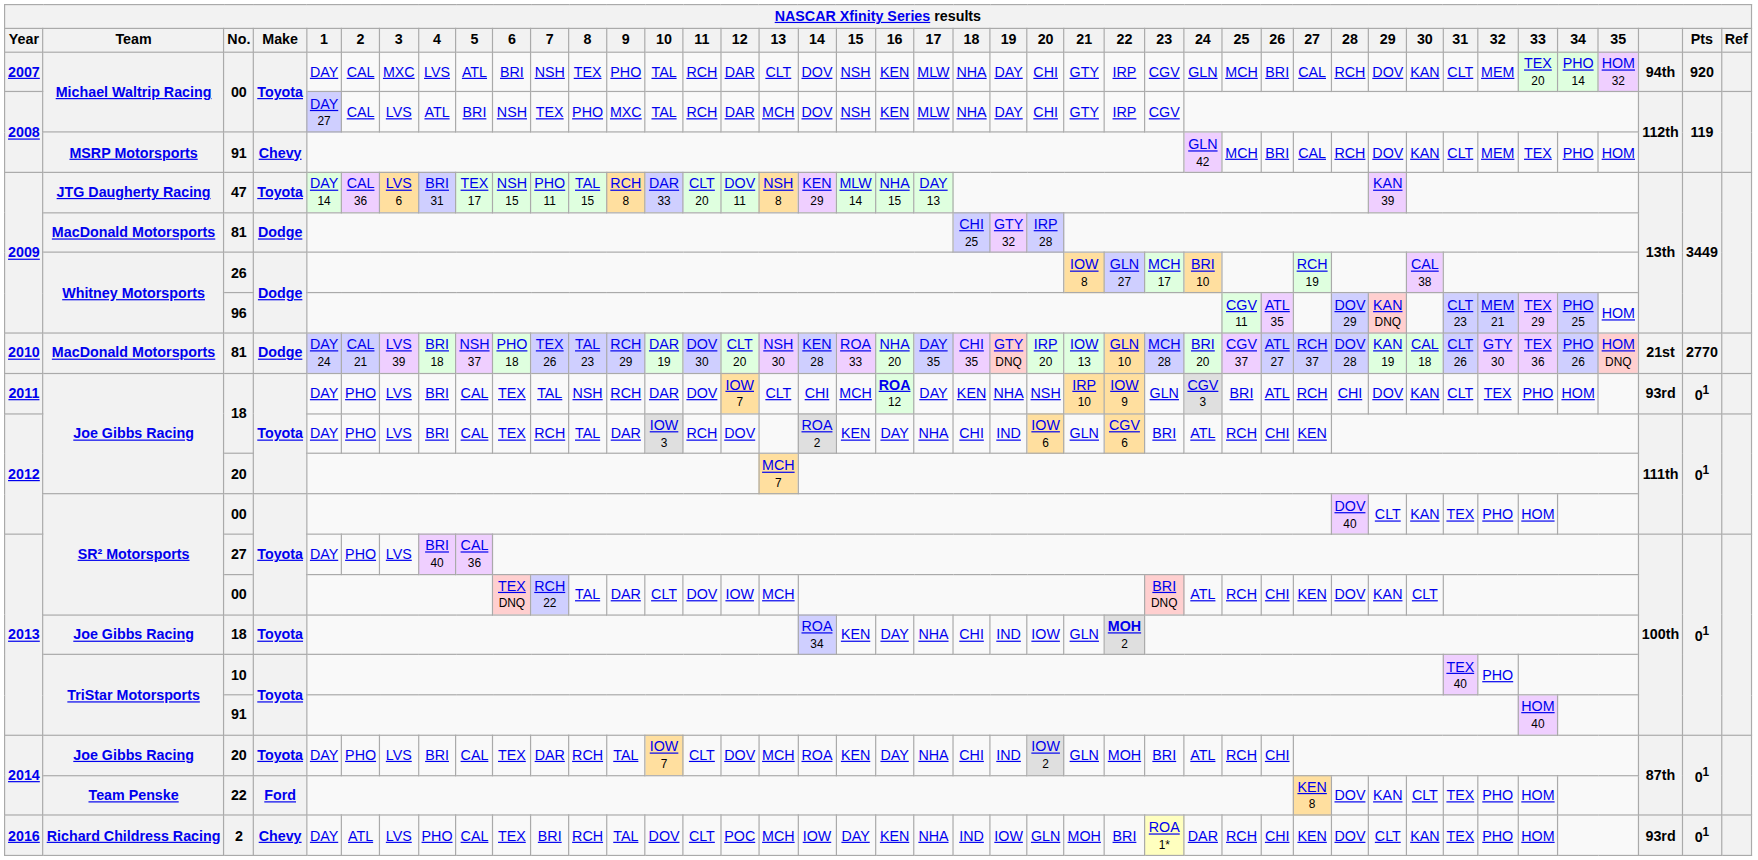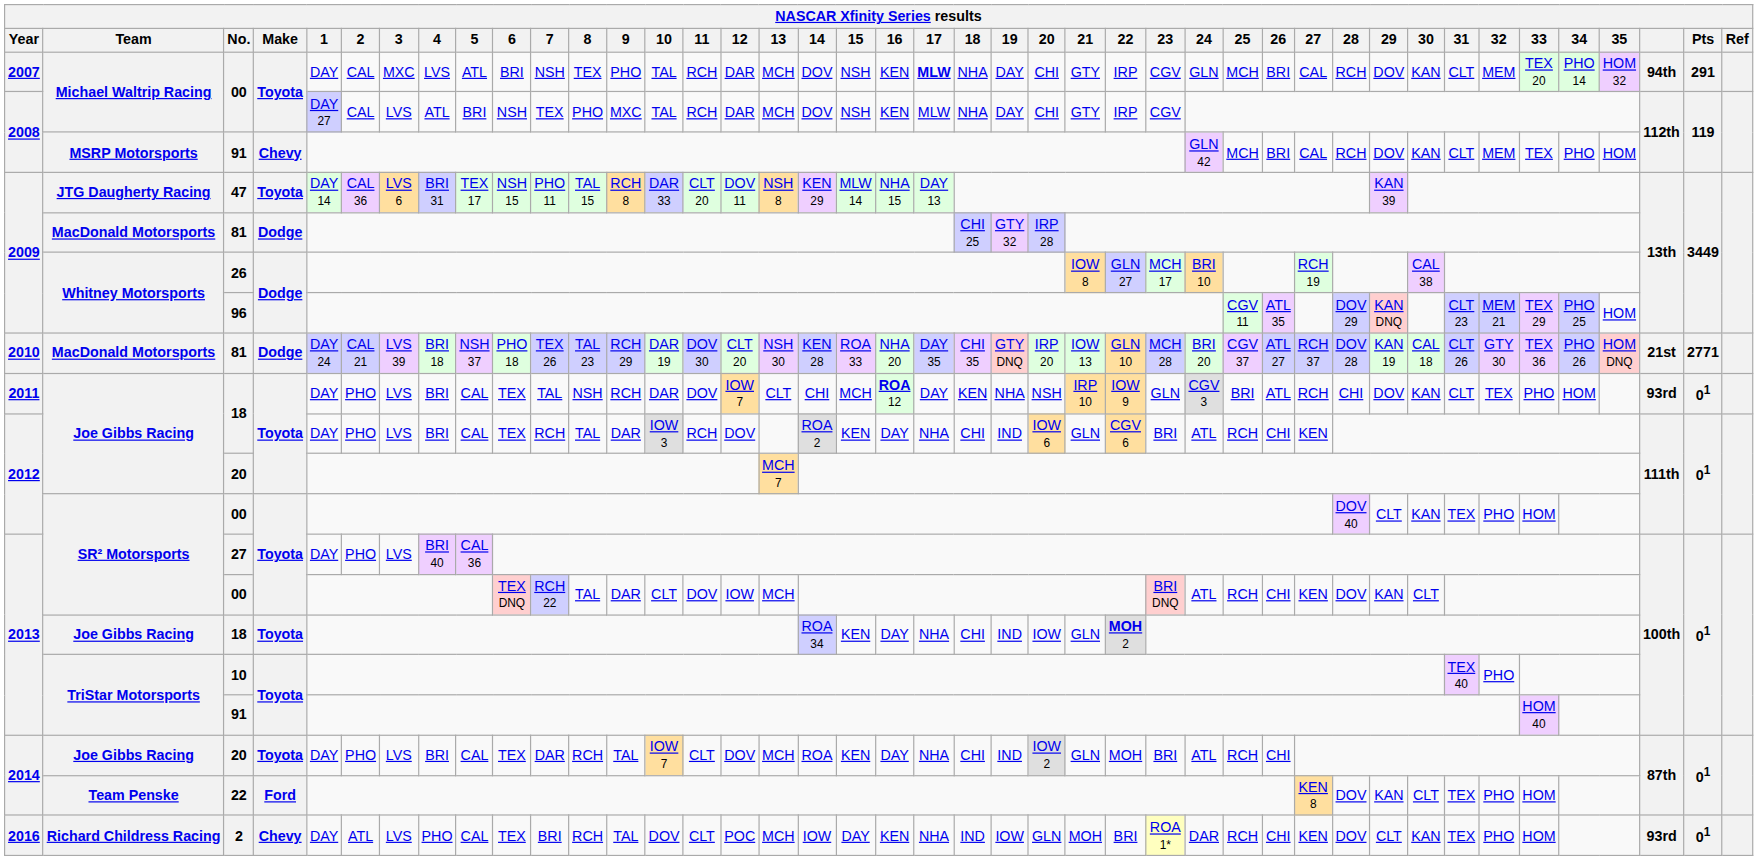(778, 72) CLT -> (778, 72) MCH
(933, 72) normal -> (934, 72) bold
(1702, 72) 920 -> (1703, 72) 291
(1702, 353) 2770 -> (1703, 353) 2771
